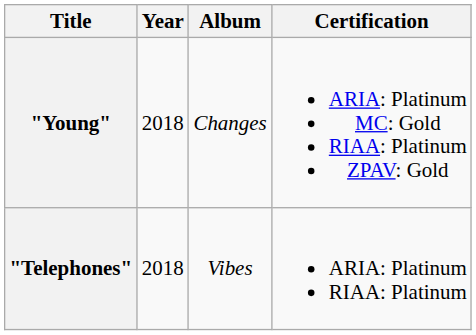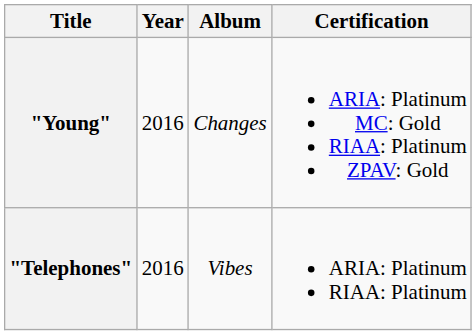(163, 122) 2018 -> (163, 122) 2016
(163, 268) 2018 -> (163, 268) 2016
